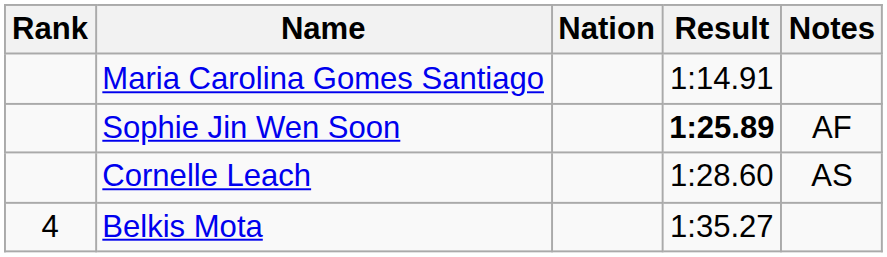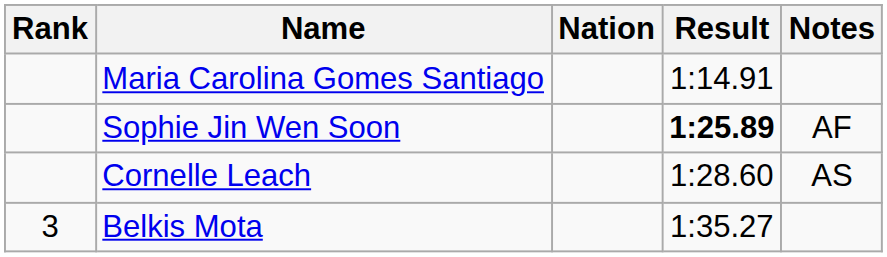(50, 226) 4 -> (50, 226) 3
